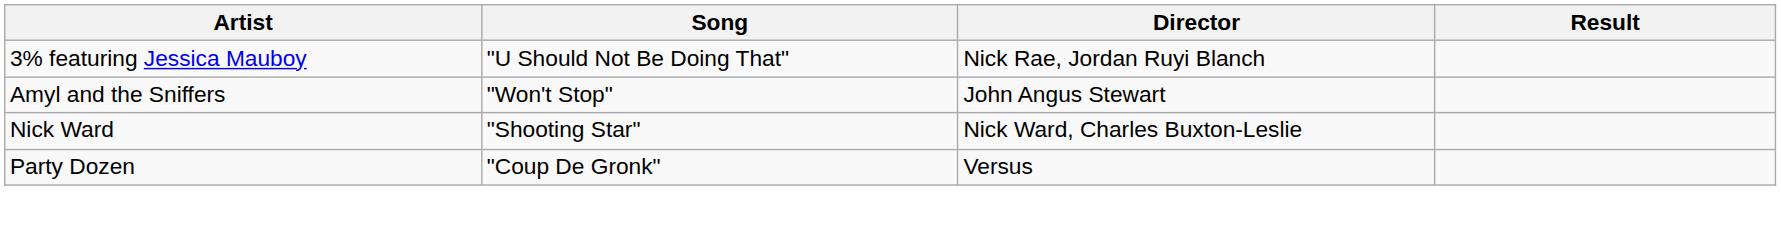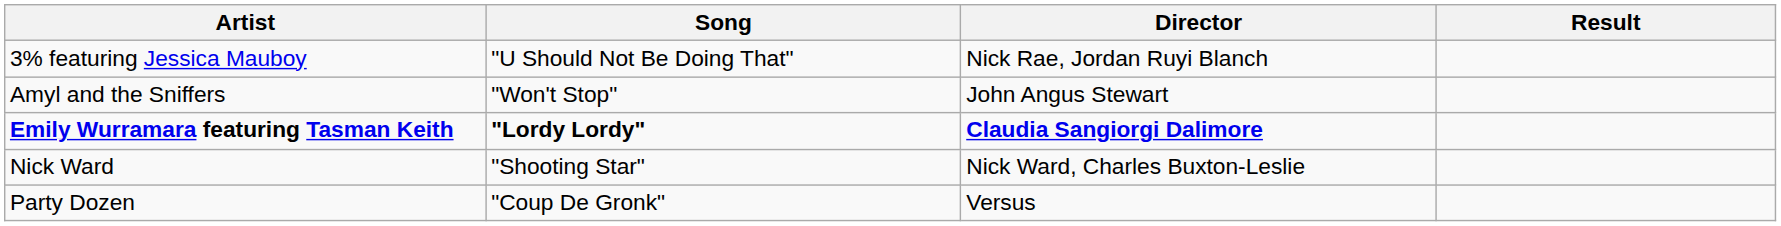+ row: (232, 130)
